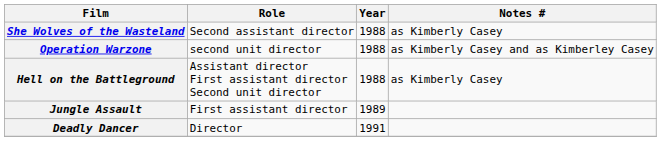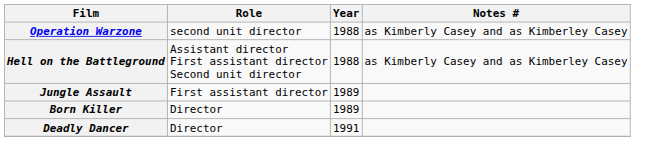- row: (96, 31)
(447, 79) as Kimberly Casey -> (496, 62) as Kimberly Casey and as Kimberley Casey
+ row: (86, 110)
